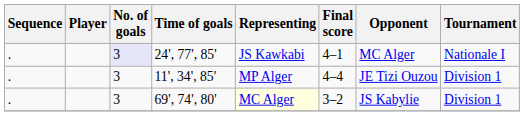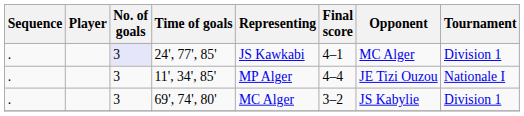(475, 54) Nationale I -> (473, 54) Division 1
(473, 77) Division 1 -> (475, 77) Nationale I
(266, 100) lightyellow background -> (266, 100) no background
